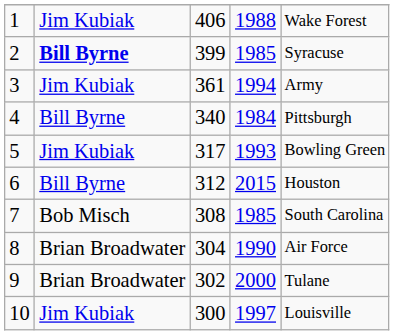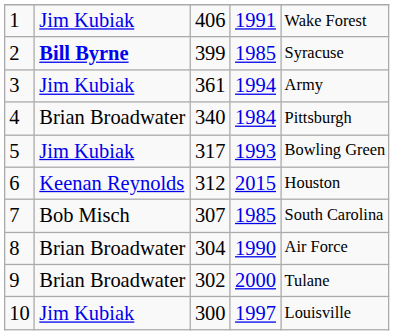(256, 20) 1988 -> (256, 20) 1991
(82, 118) Bill Byrne -> (112, 118) Brian Broadwater
(82, 183) Bill Byrne -> (112, 183) Keenan Reynolds
(210, 215) 308 -> (210, 215) 307
